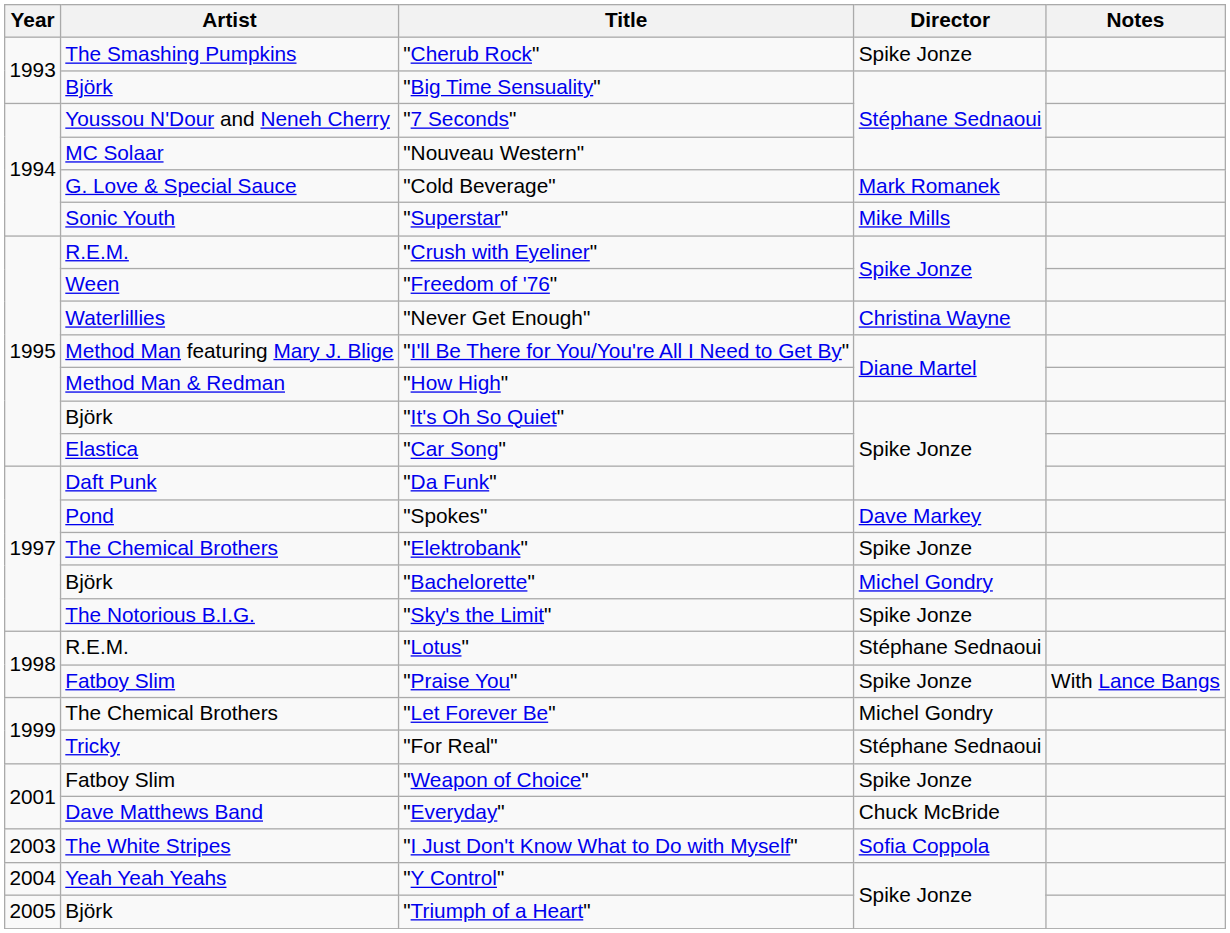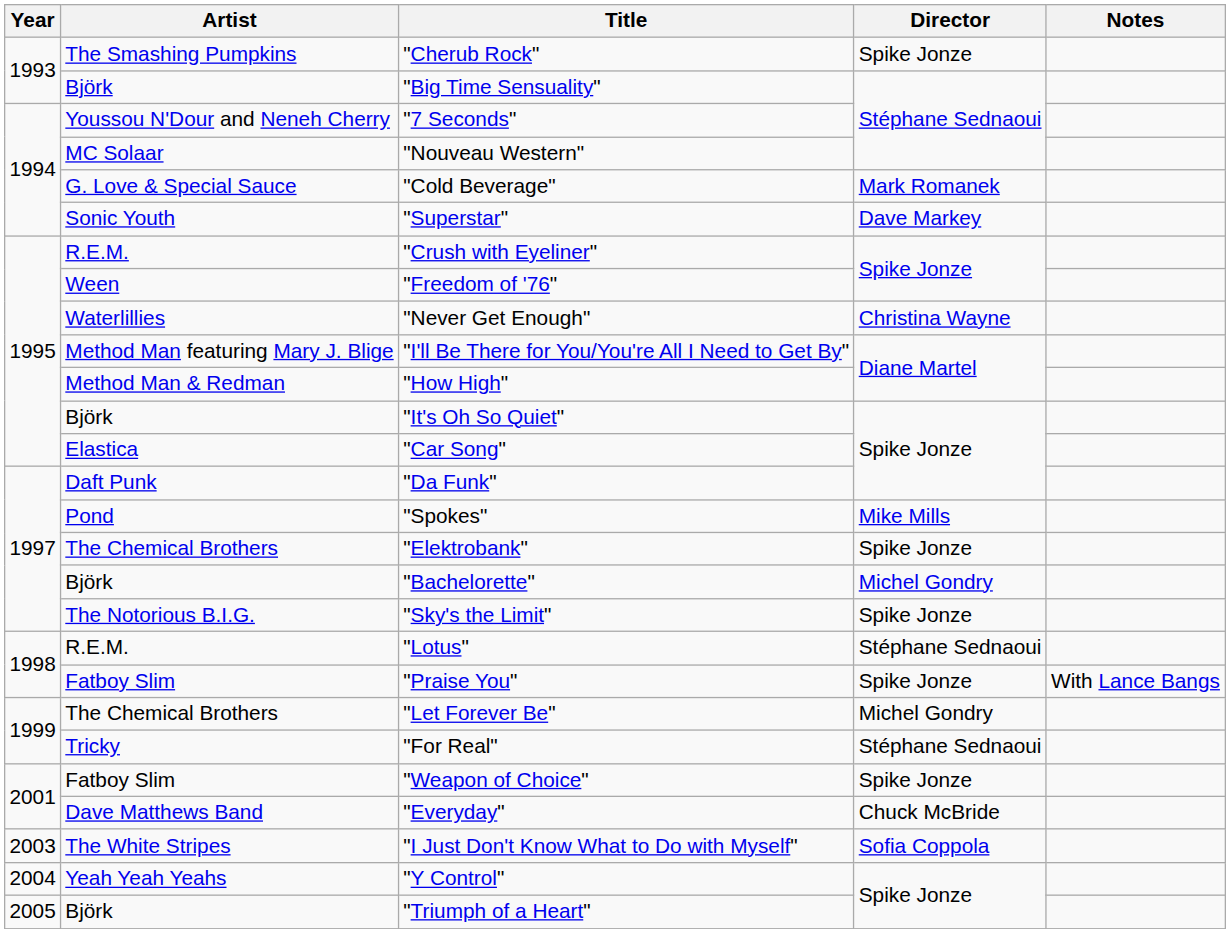(904, 218) Mike Mills -> (920, 218) Dave Markey
(920, 515) Dave Markey -> (904, 515) Mike Mills
